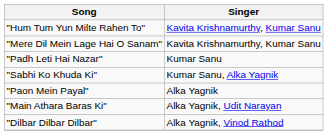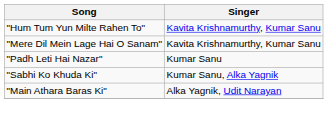- row: (48, 91)
- row: (52, 122)
